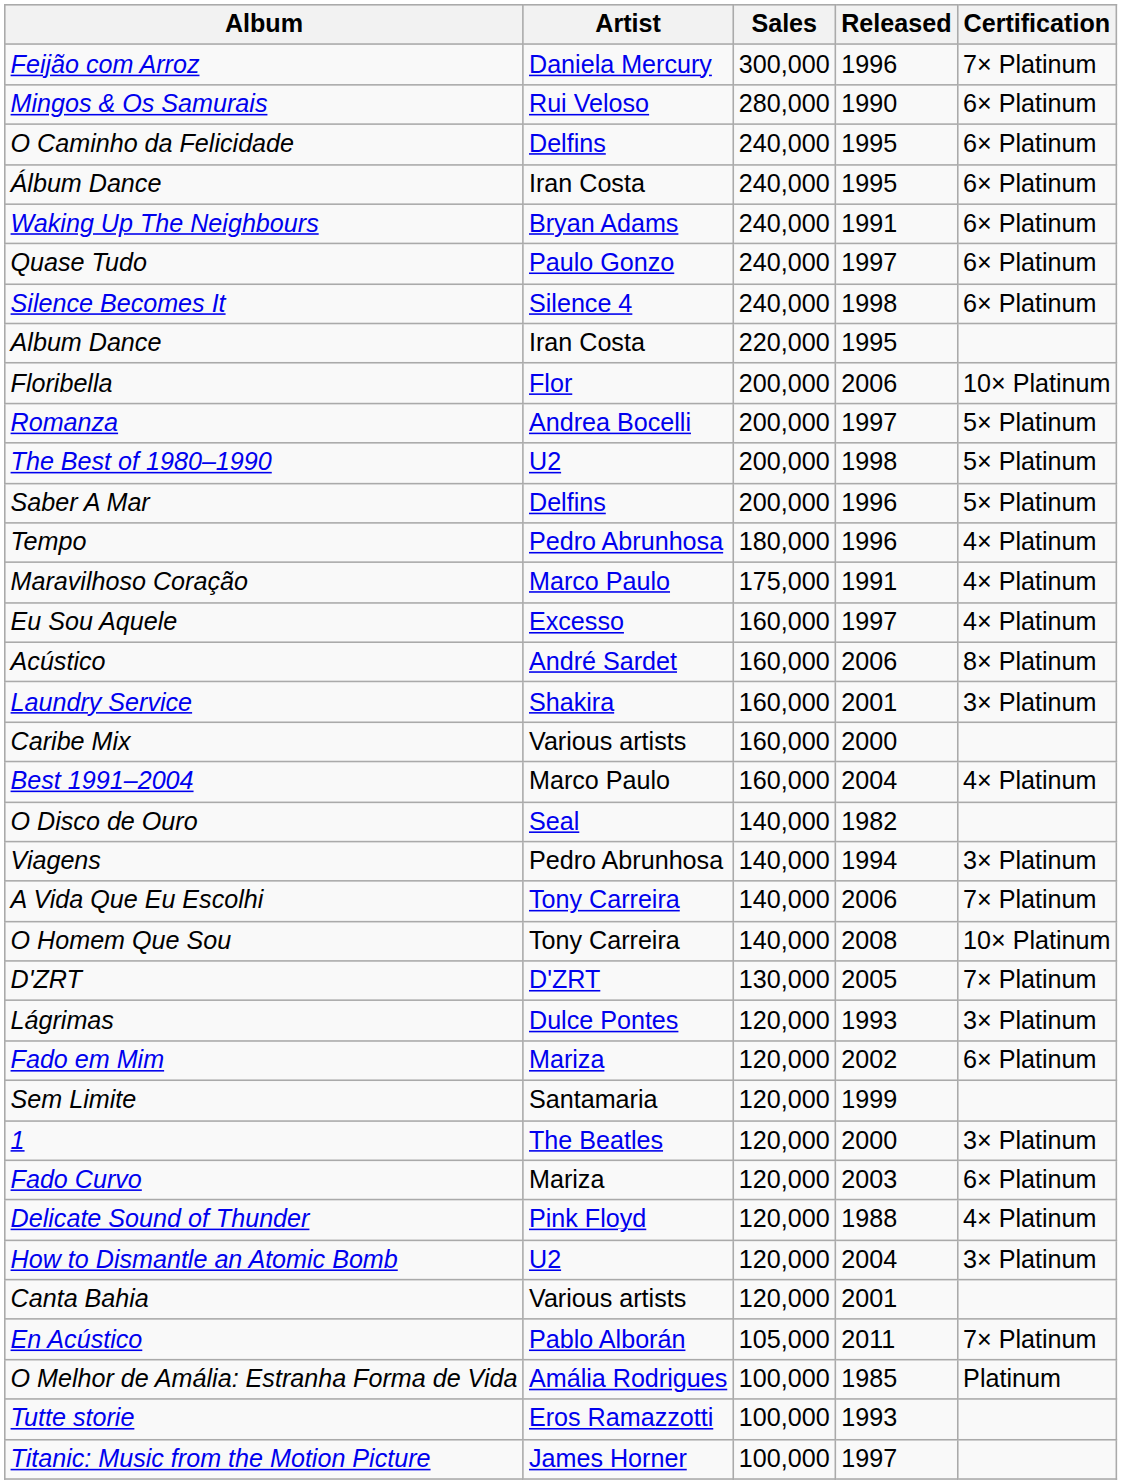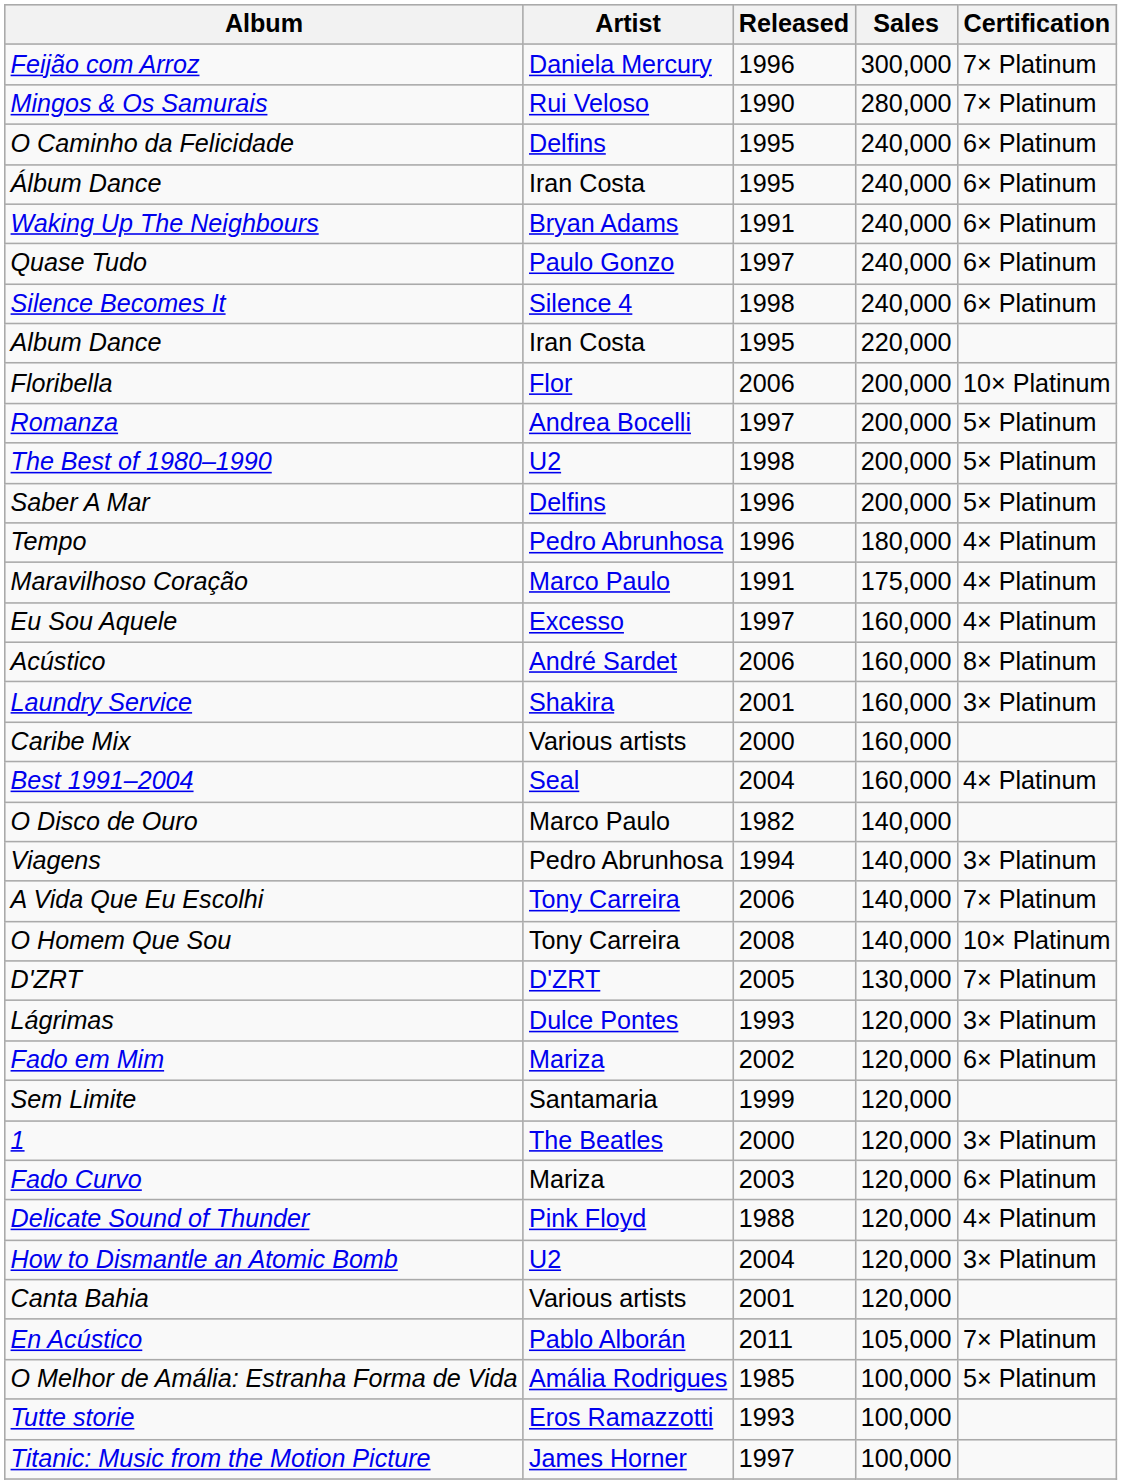columns swapped: (896, 24) <-> (784, 24)
(1030, 104) 6× Platinum -> (1030, 104) 7× Platinum
(600, 781) Marco Paulo -> (554, 781) Seal
(554, 821) Seal -> (600, 821) Marco Paulo
(1012, 1378) Platinum -> (1030, 1378) 5× Platinum
